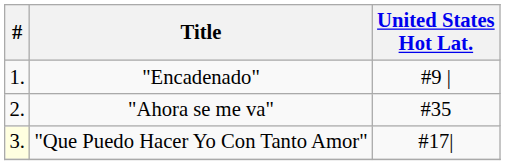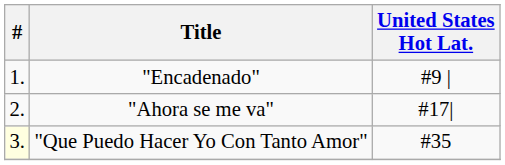(436, 109) #35 -> (436, 109) #17|
(436, 142) #17| -> (436, 142) #35
